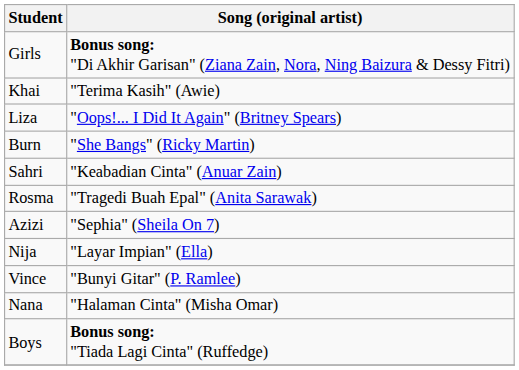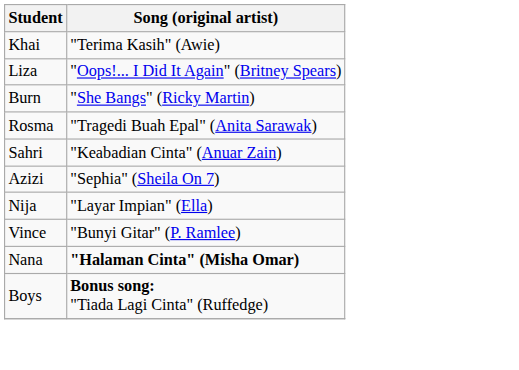- row: (25, 54)
rows swapped: (31, 198) <-> (26, 171)
(174, 305) normal -> (185, 259) bold
